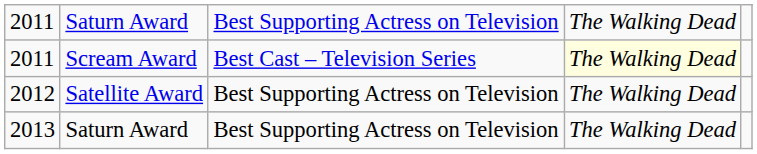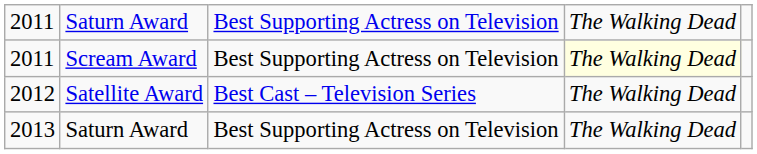(345, 58) Best Cast – Television Series -> (386, 58) Best Supporting Actress on Television
(386, 93) Best Supporting Actress on Television -> (345, 93) Best Cast – Television Series
